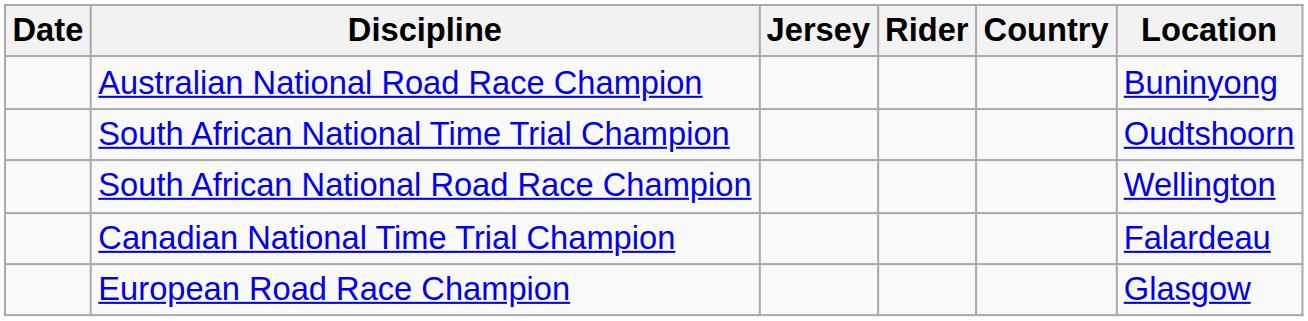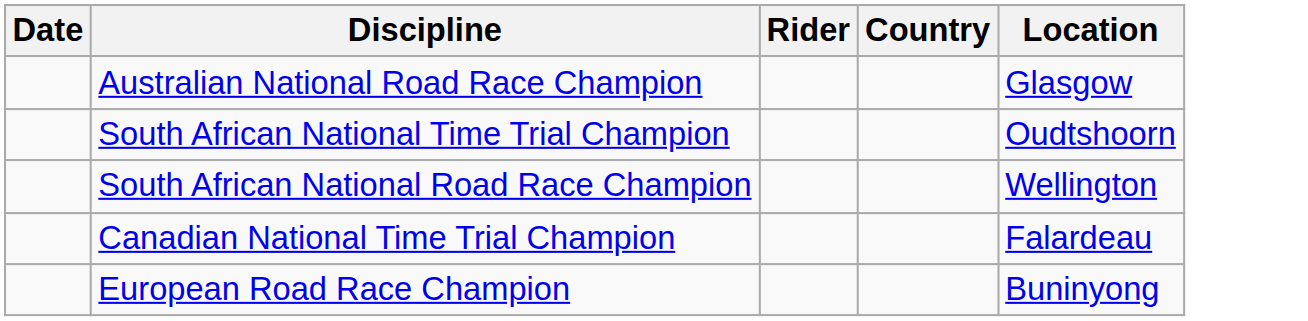- column: (818, 30)
(1201, 82) Buninyong -> (1069, 82) Glasgow
(1187, 289) Glasgow -> (1082, 289) Buninyong
